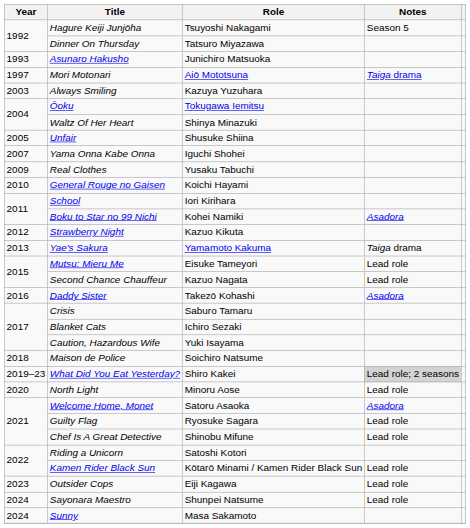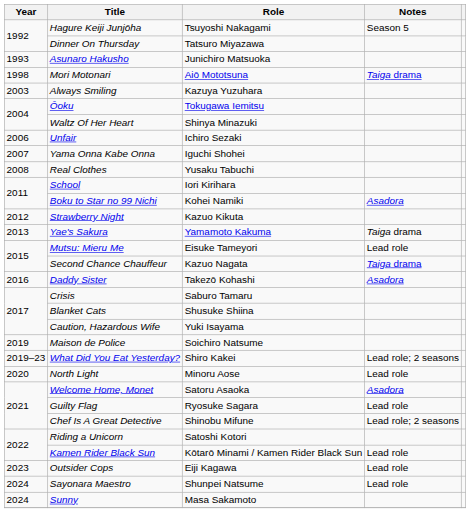(18, 75) 1997 -> (18, 75) 1998
(18, 138) 2005 -> (18, 138) 2006
(219, 138) Shusuke Shiina -> (213, 138) Ichiro Sezaki
(18, 169) 2009 -> (18, 169) 2008
- row: (107, 185)
(387, 279) Lead role -> (394, 264) Taiga drama
(213, 327) Ichiro Sezaki -> (219, 311) Shusuke Shiina
(18, 358) 2018 -> (18, 342) 2019
(413, 374) lightgrey background -> (413, 358) no background
(387, 437) Lead role -> (413, 421) Lead role; 2 seasons
